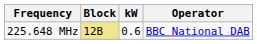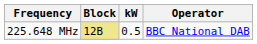(131, 31) 0.6 -> (131, 31) 0.5
